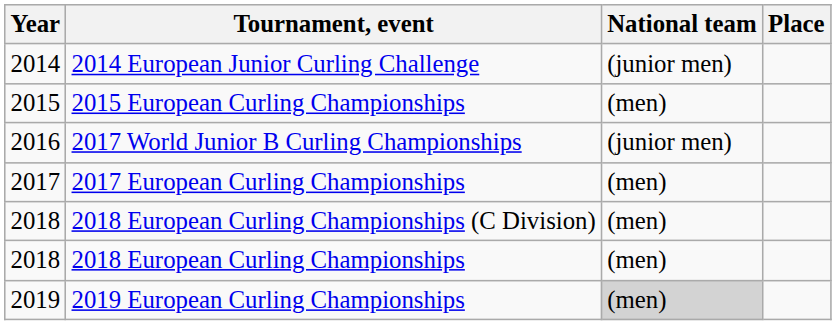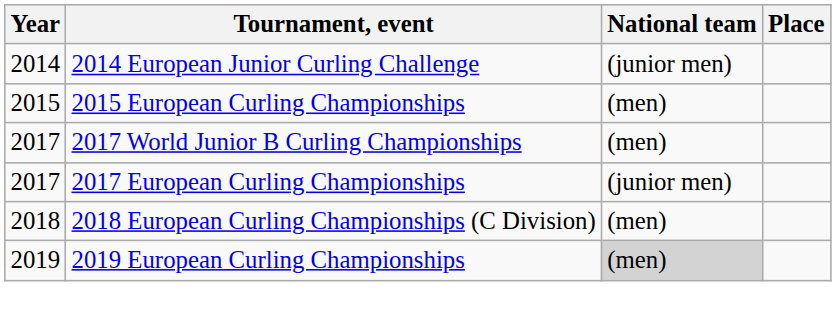(35, 142) 2016 -> (35, 142) 2017
(670, 142) (junior men) -> (637, 142) (men)
(637, 181) (men) -> (670, 181) (junior men)
- row: (268, 260)
